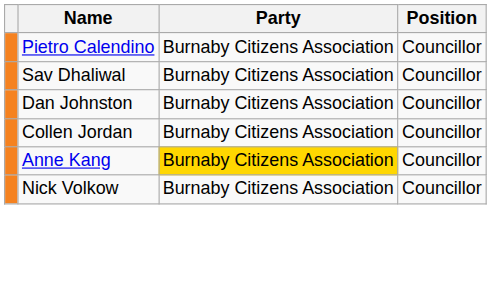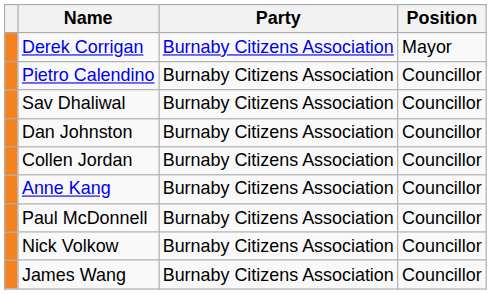+ row: (83, 47)
(278, 160) gold background -> (278, 189) no background
+ row: (85, 217)
+ row: (74, 274)
